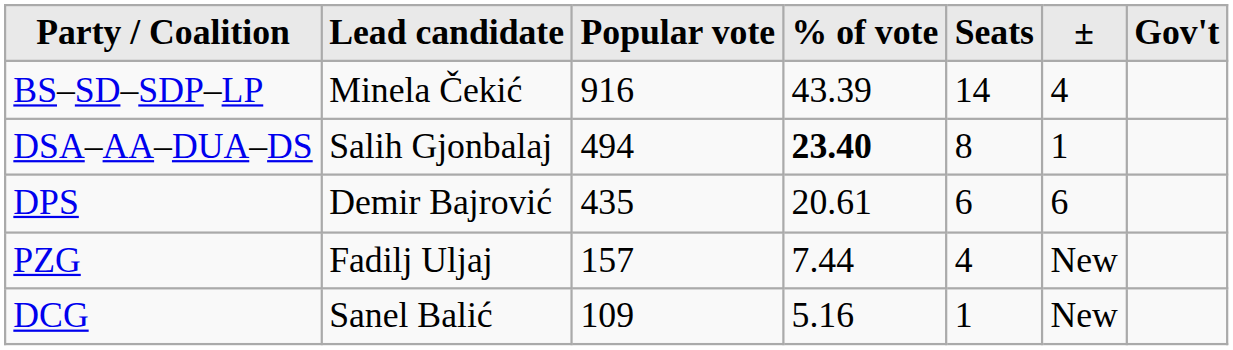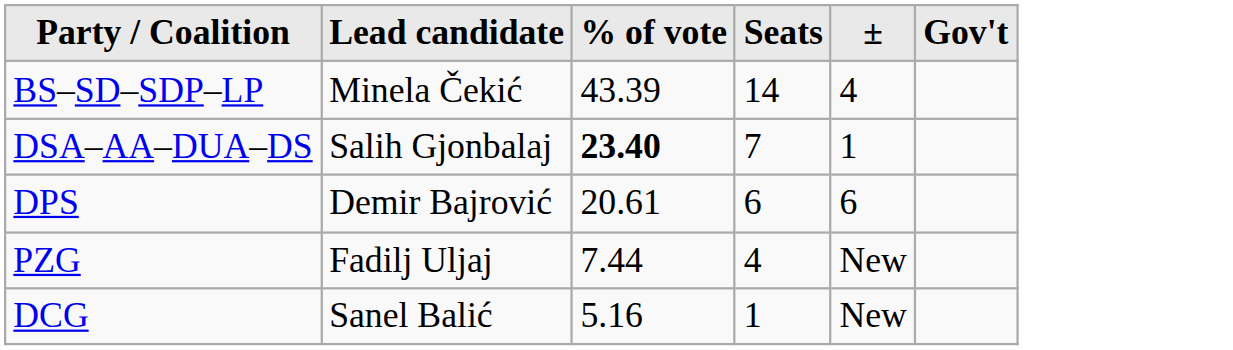- column: (678, 32)
(964, 145) 8 -> (753, 145) 7
